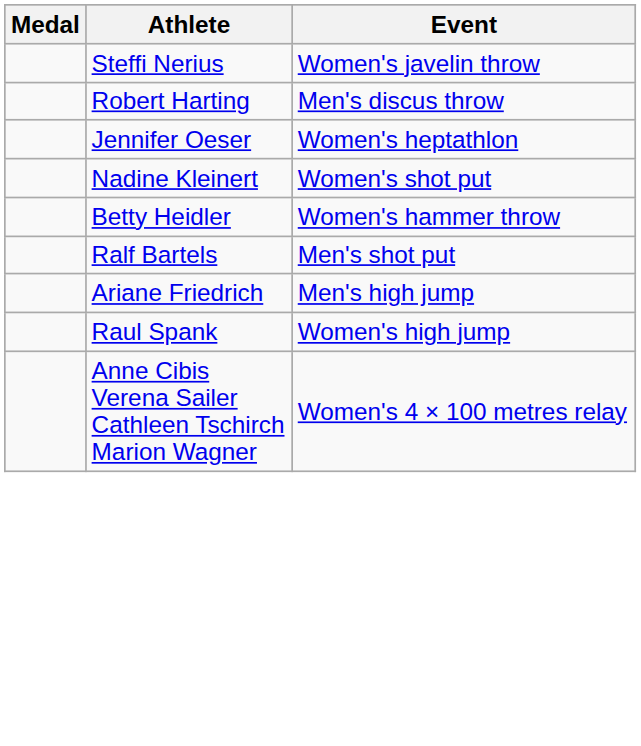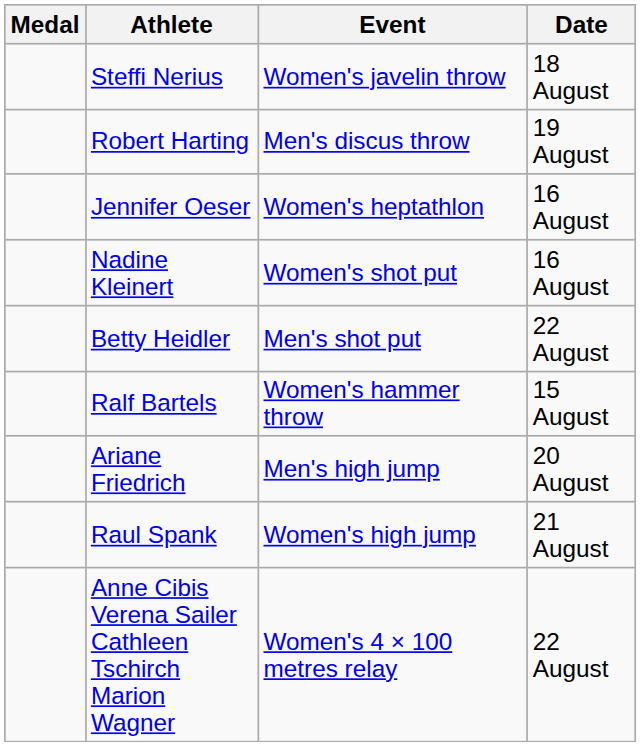+ column: (581, 24)
(429, 217) Women's hammer throw -> (342, 338) Men's shot put
(376, 255) Men's shot put -> (362, 404) Women's hammer throw
